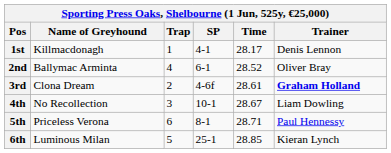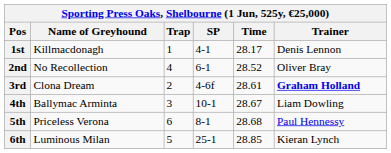(75, 67) Ballymac Arminta -> (71, 67) No Recollection
(71, 103) No Recollection -> (75, 103) Ballymac Arminta
(249, 121) 28.71 -> (249, 121) 28.68
